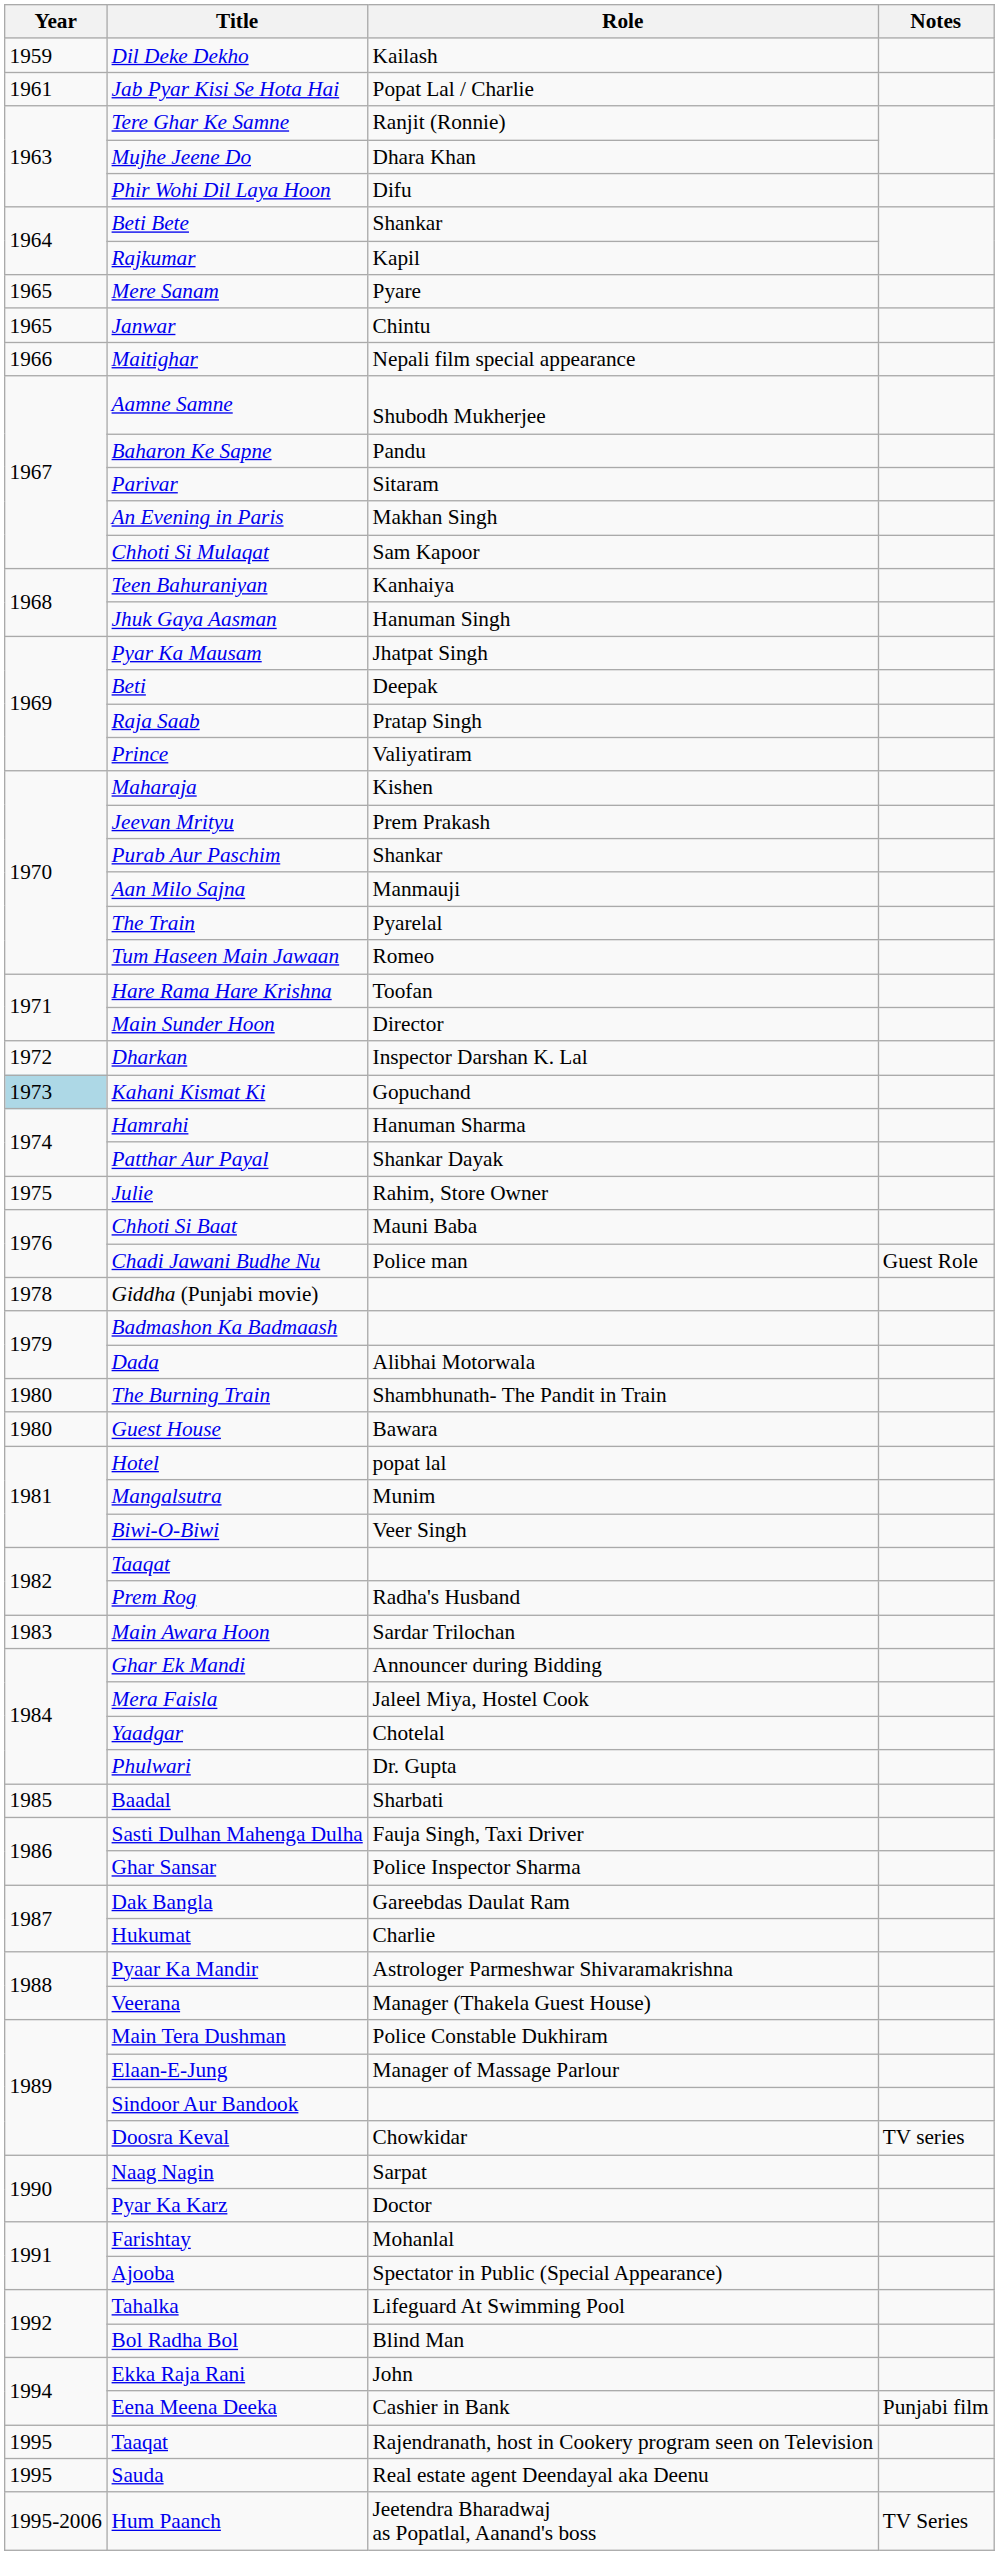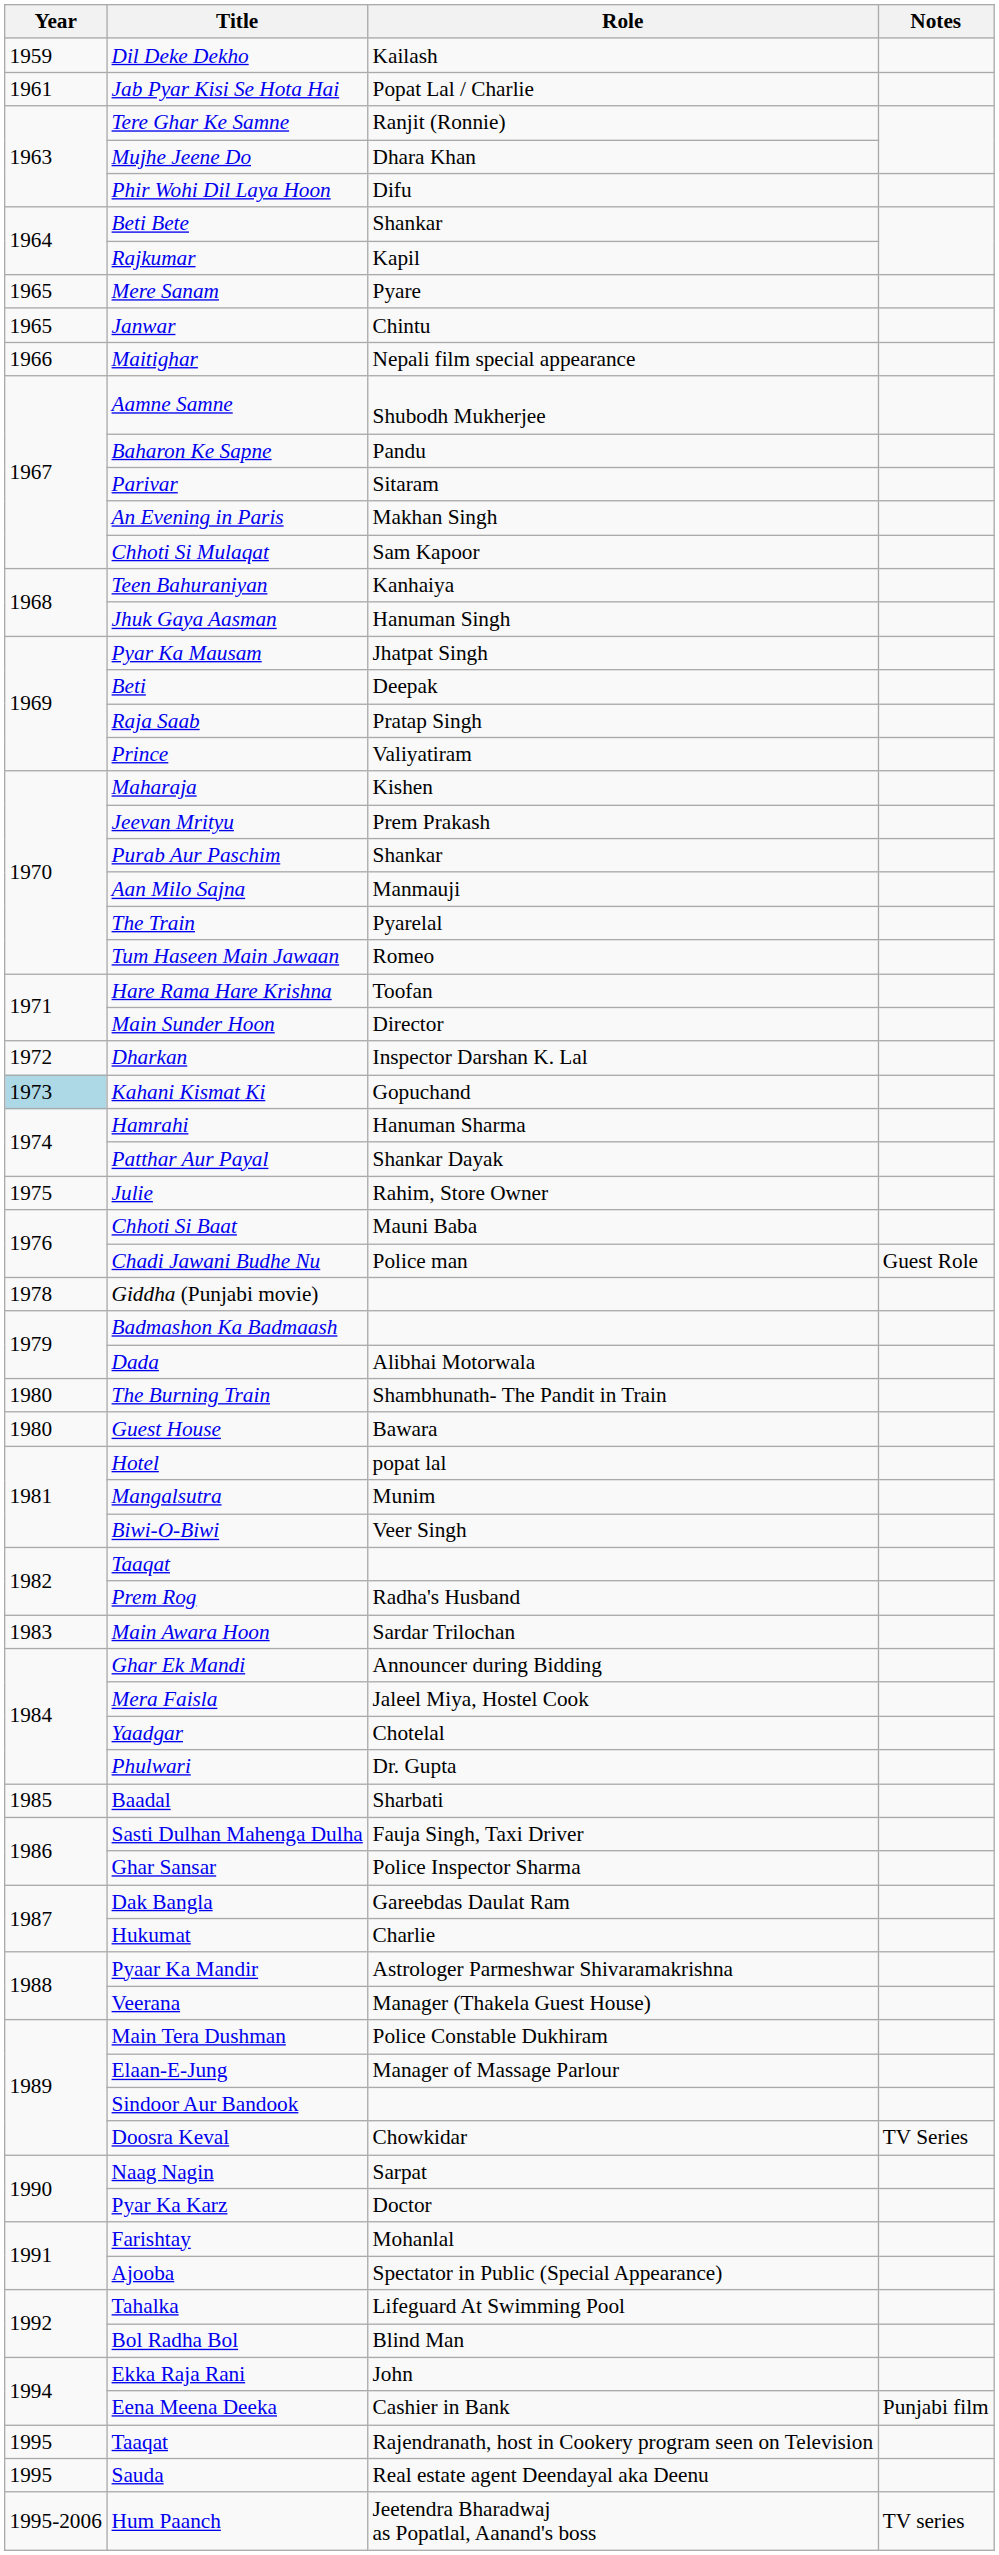(924, 2137) TV series -> (925, 2137) TV Series
(925, 2520) TV Series -> (924, 2520) TV series
